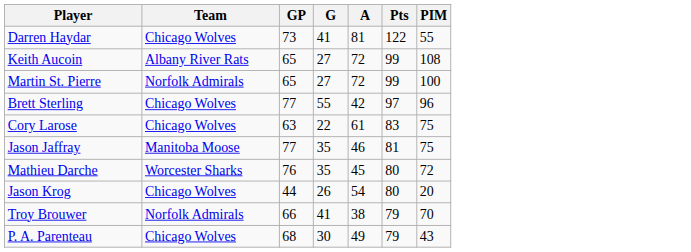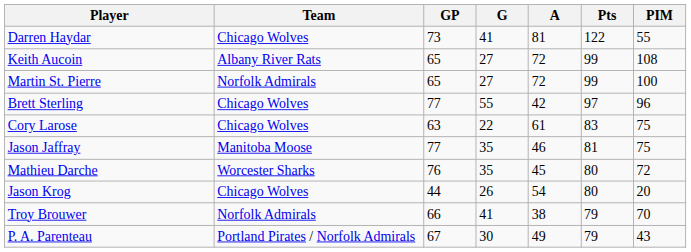(191, 236) Chicago Wolves -> (316, 236) Portland Pirates / Norfolk Admirals
(289, 236) 68 -> (434, 236) 67
